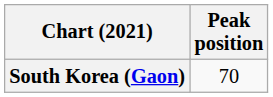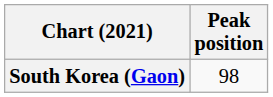(229, 75) 70 -> (229, 75) 98
